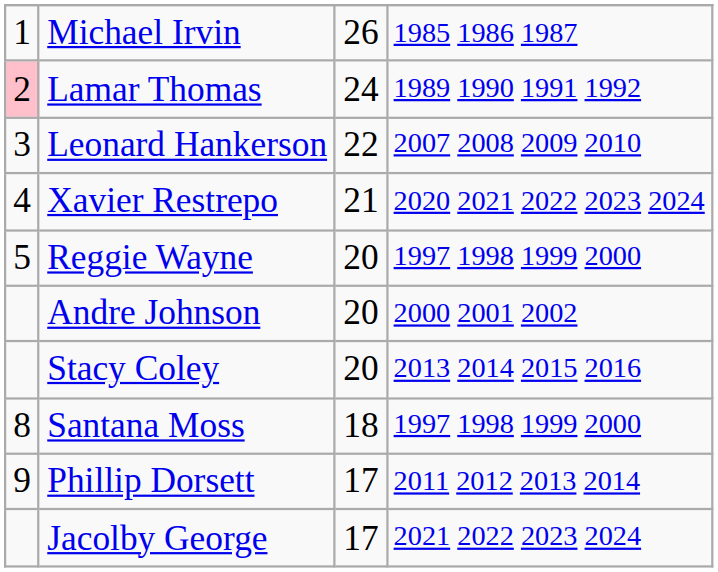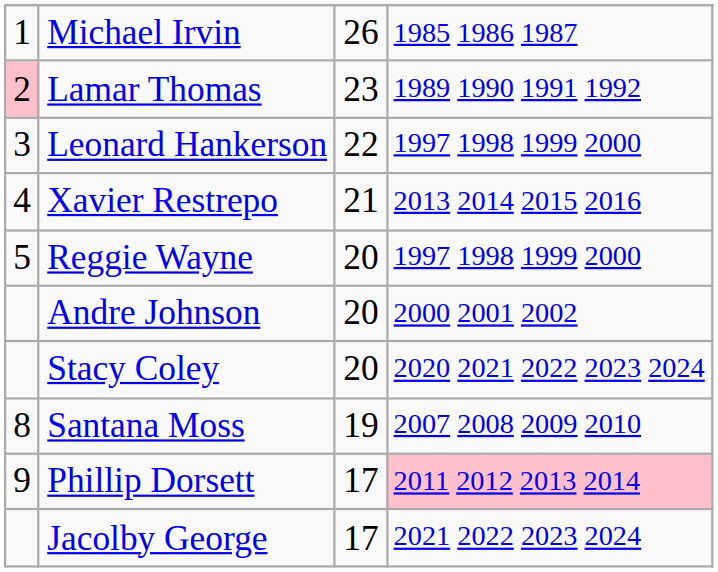(361, 88) 24 -> (361, 88) 23
(517, 144) 2007 2008 2009 2010 -> (517, 144) 1997 1998 1999 2000
(549, 200) 2020 2021 2022 2023 2024 -> (517, 200) 2013 2014 2015 2016
(517, 369) 2013 2014 2015 2016 -> (549, 369) 2020 2021 2022 2023 2024
(361, 425) 18 -> (361, 425) 19
(517, 425) 1997 1998 1999 2000 -> (517, 425) 2007 2008 2009 2010
(517, 481) no background -> (517, 481) pink background
